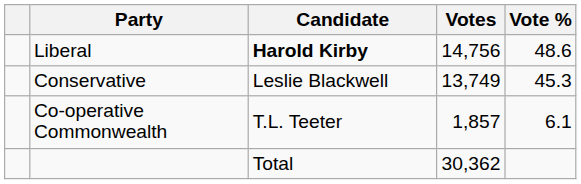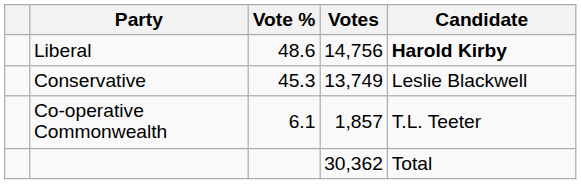columns swapped: (343, 19) <-> (540, 19)
